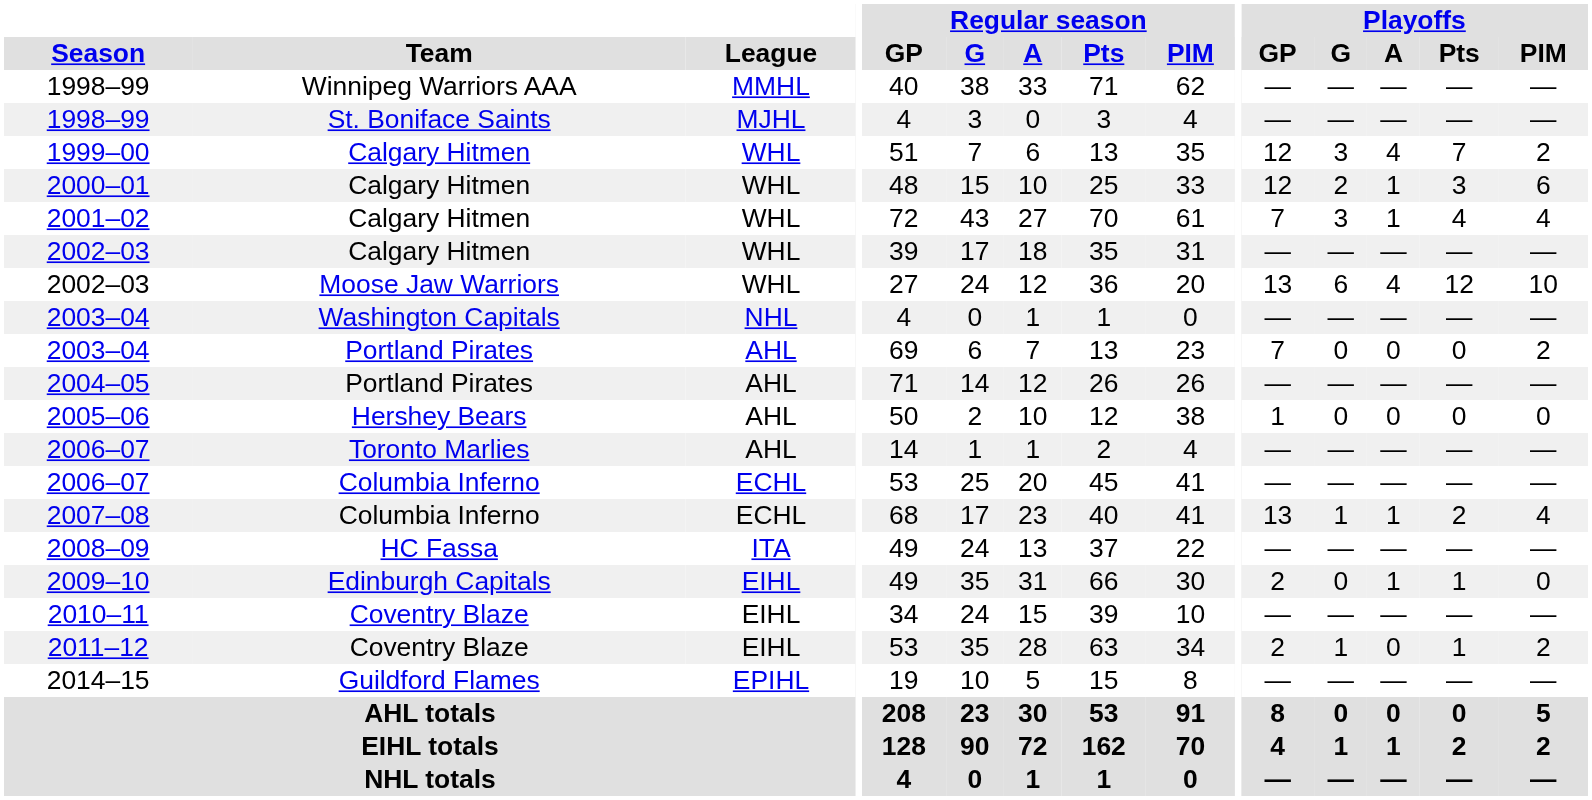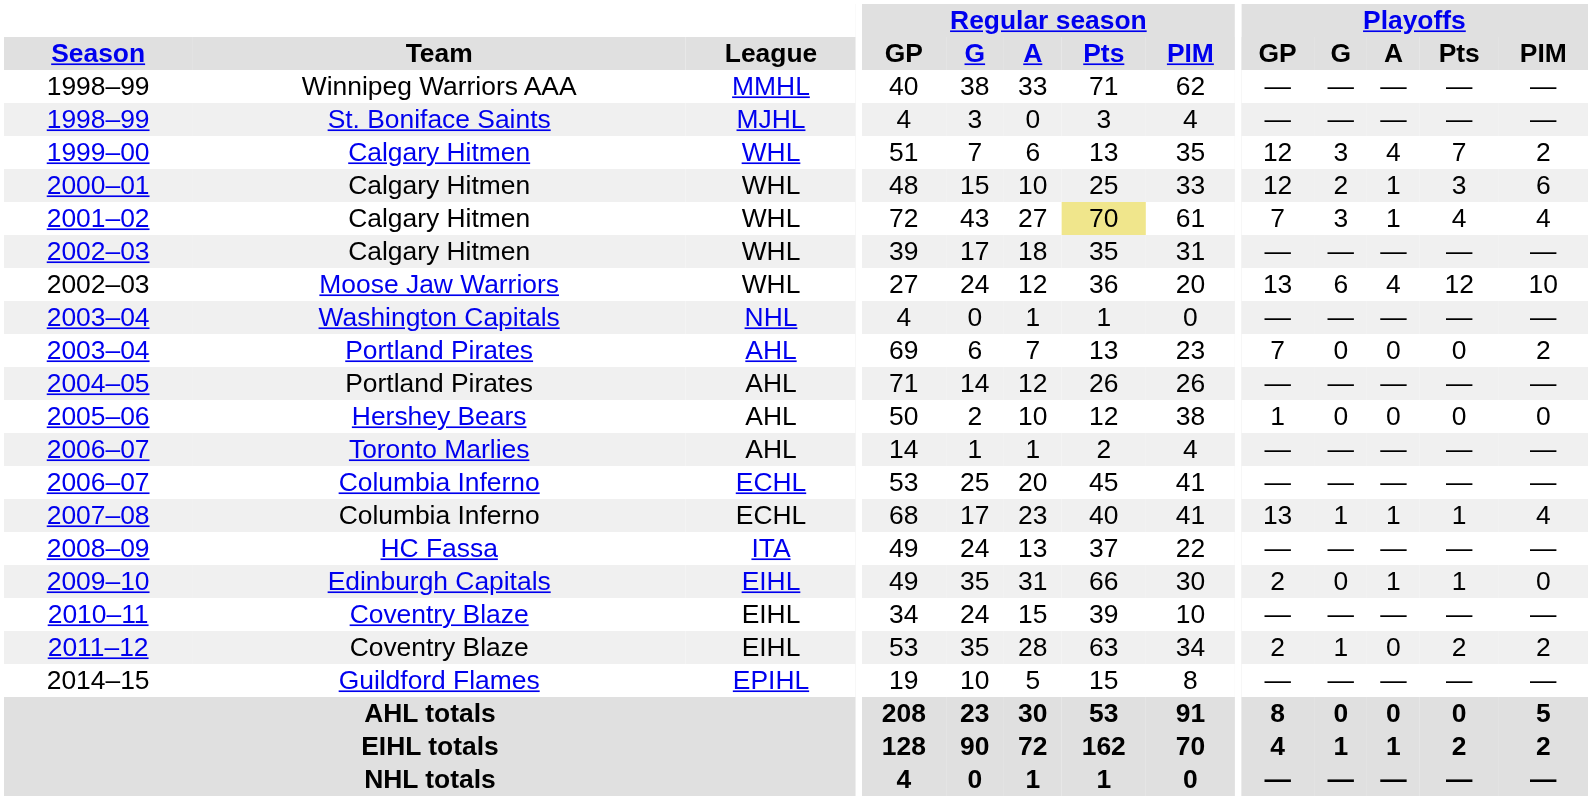(1104, 218) no background -> (1104, 218) khaki background
(1459, 515) 2 -> (1459, 515) 1
(1459, 647) 1 -> (1459, 647) 2
